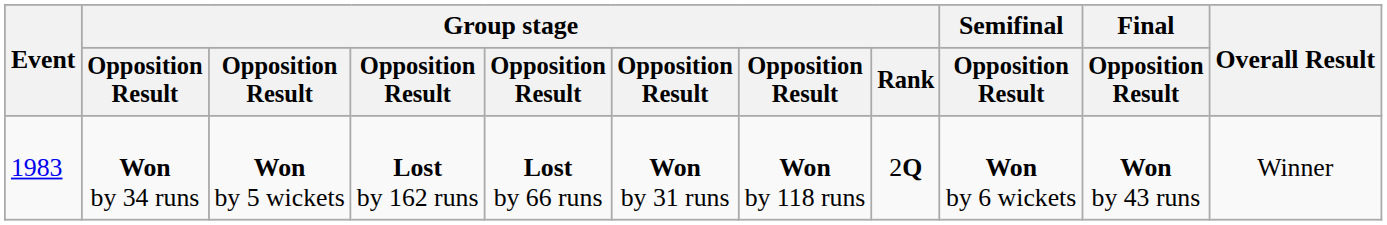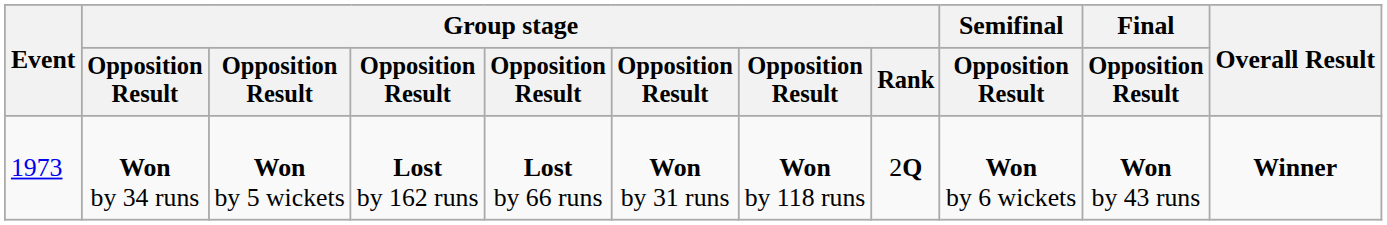(37, 167) 1983 -> (37, 167) 1973
(1295, 167) normal -> (1295, 167) bold
